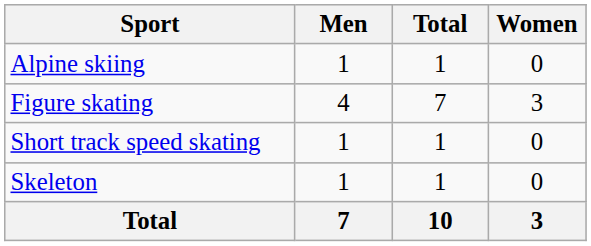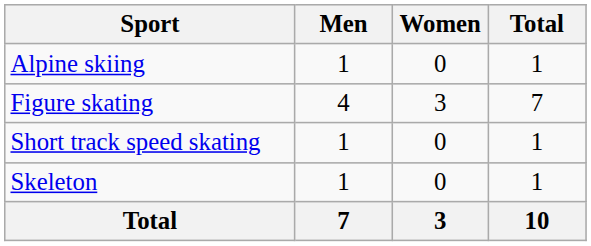columns swapped: (537, 24) <-> (440, 24)
